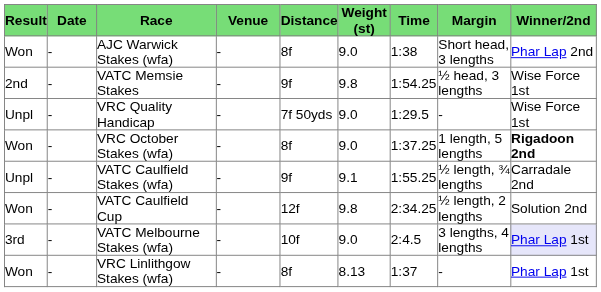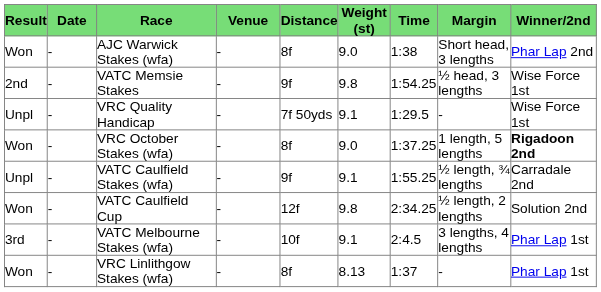(348, 114) 9.0 -> (348, 114) 9.1
(348, 240) 9.0 -> (348, 240) 9.1
(550, 240) lavender background -> (550, 240) no background
